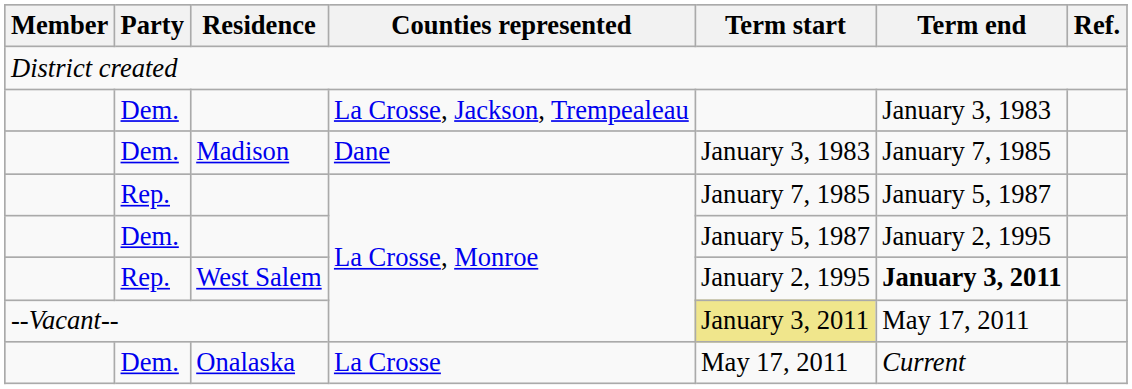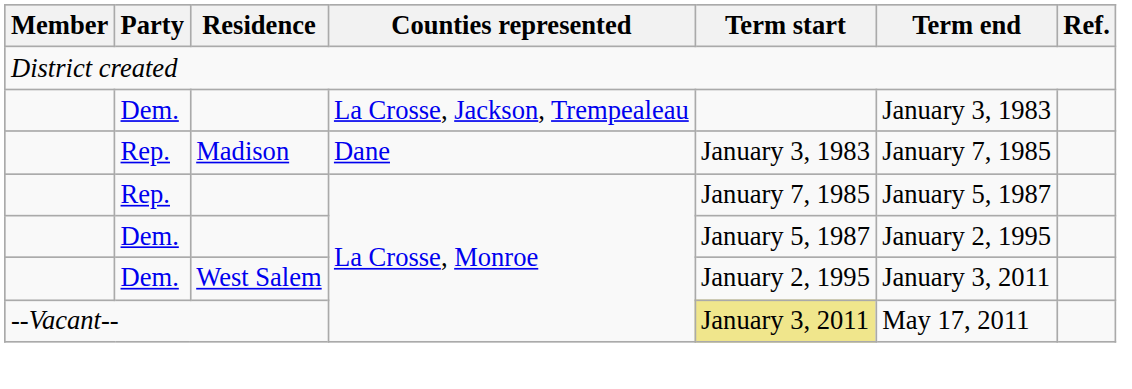(150, 151) Dem. -> (145, 151) Rep.
(145, 278) Rep. -> (150, 278) Dem.
(972, 278) bold -> (966, 278) normal
- row: (246, 362)
